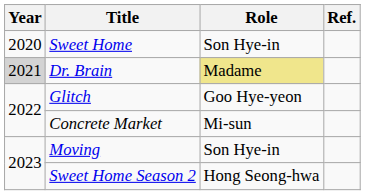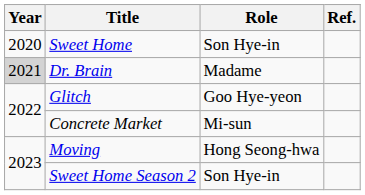(233, 70) khaki background -> (233, 70) no background
(242, 149) Son Hye-in -> (261, 149) Hong Seong-hwa
(261, 176) Hong Seong-hwa -> (242, 176) Son Hye-in
